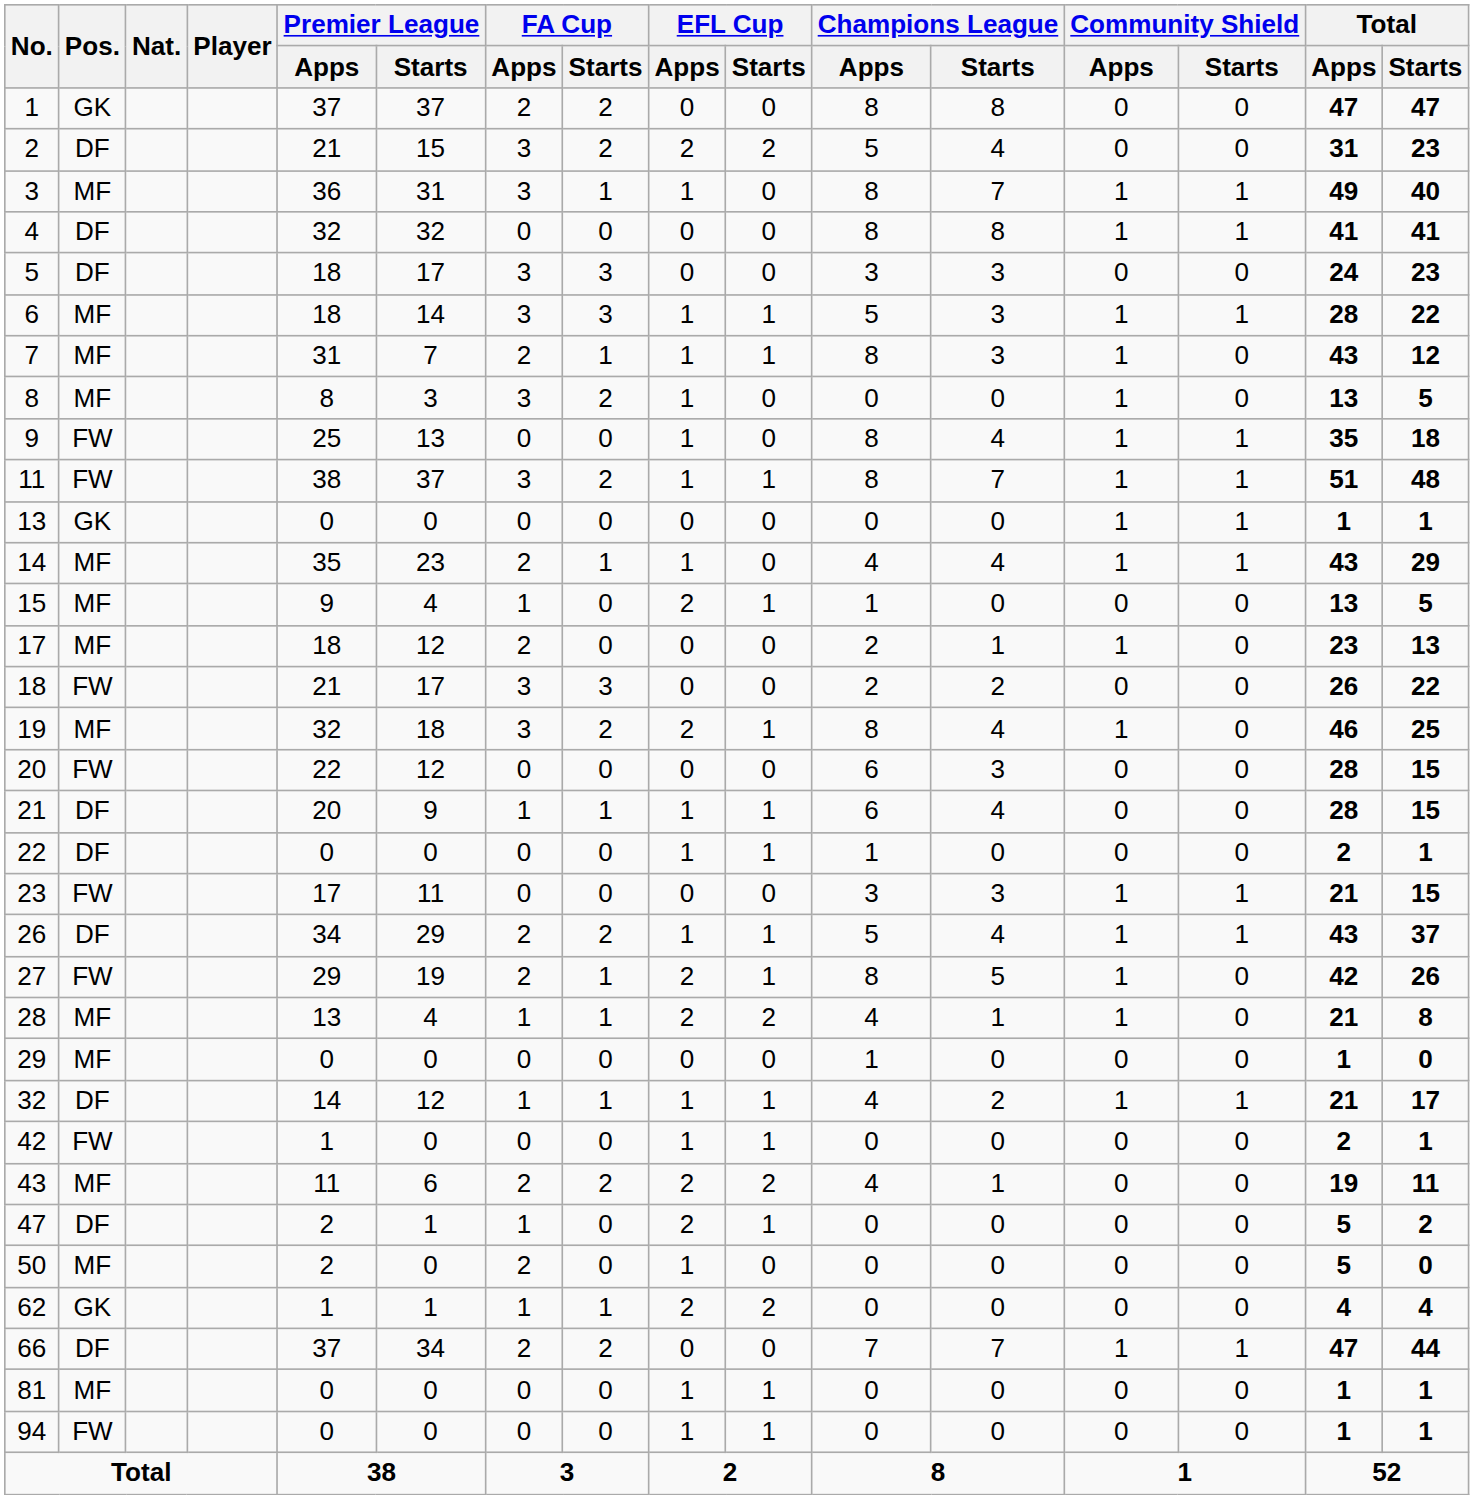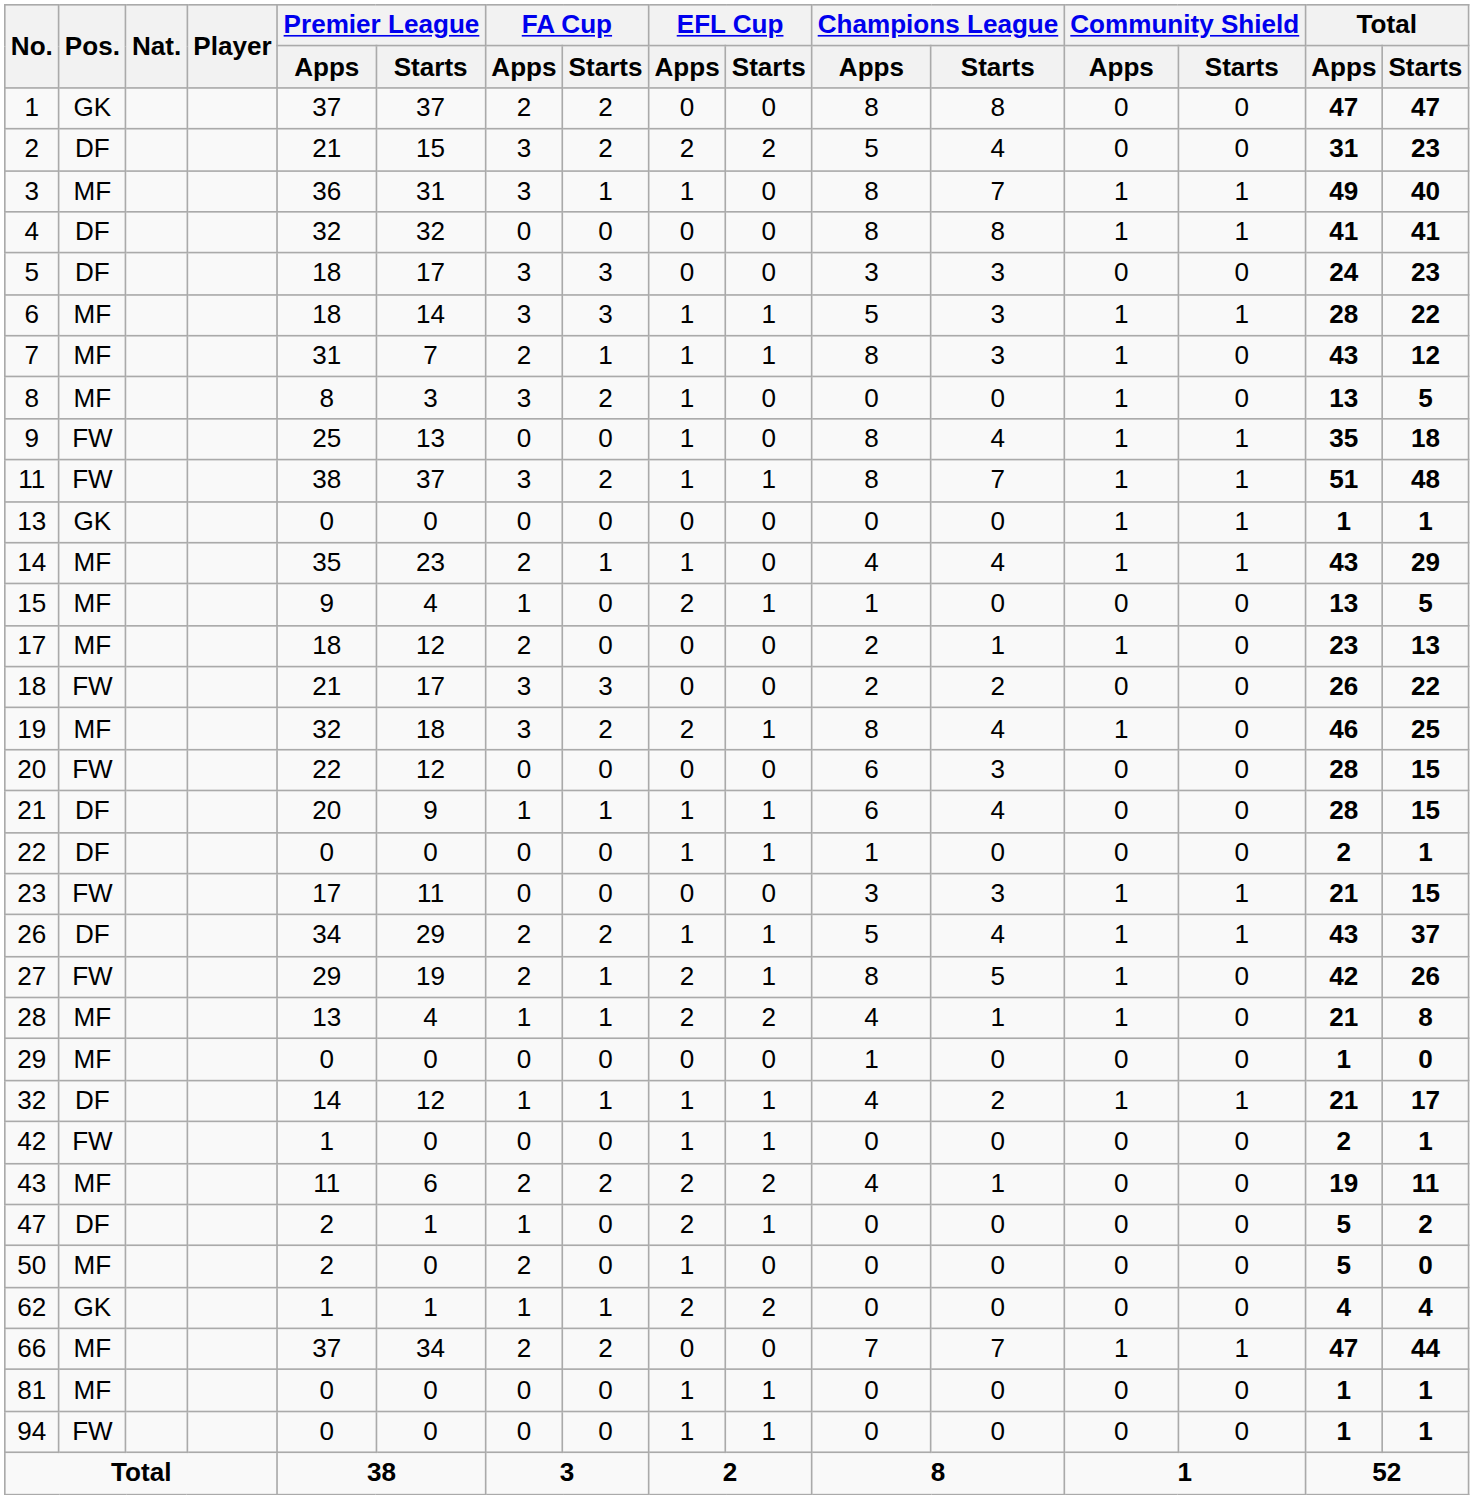(92, 1348) DF -> (92, 1348) MF
